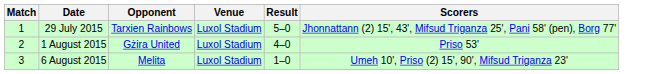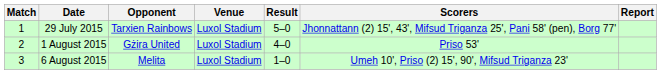+ column: (637, 12)
